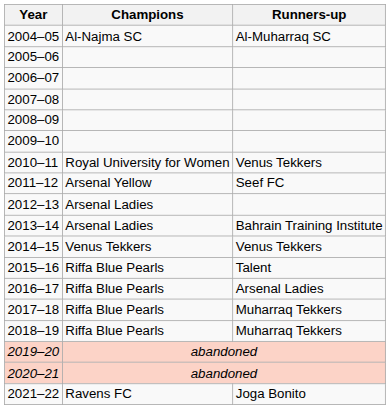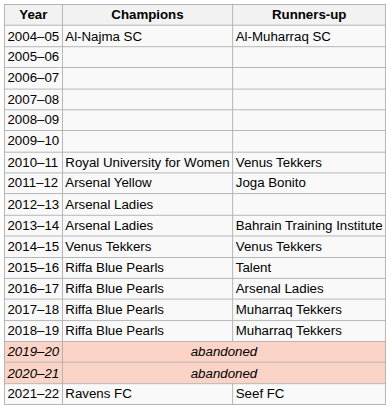(260, 183) Seef FC -> (271, 183) Joga Bonito
(271, 394) Joga Bonito -> (260, 394) Seef FC
